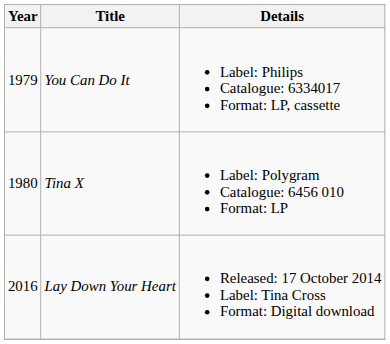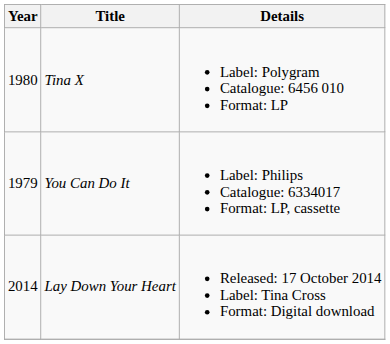rows swapped: (87, 79) <-> (64, 183)
(23, 287) 2016 -> (23, 287) 2014
